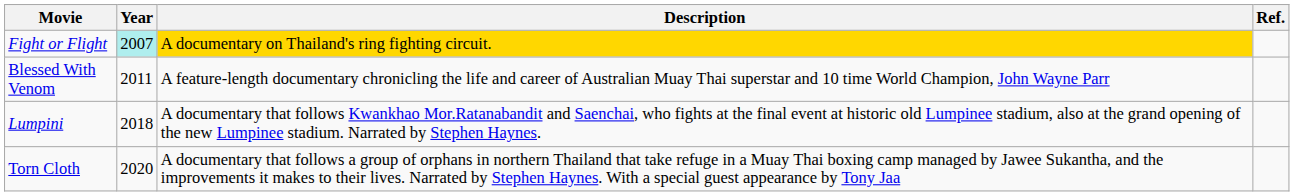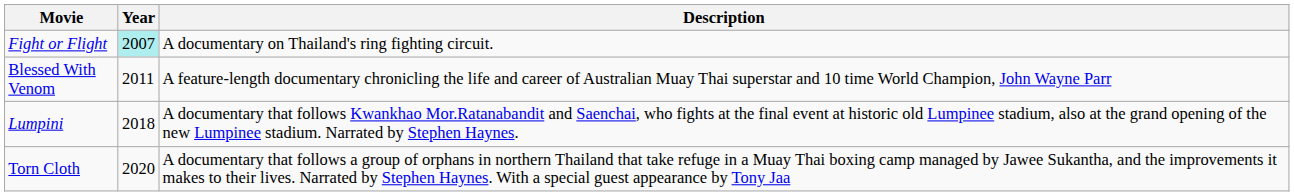- column: (1271, 17)
(326, 43) gold background -> (328, 43) no background
